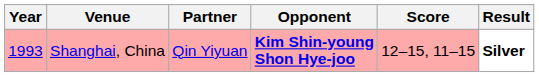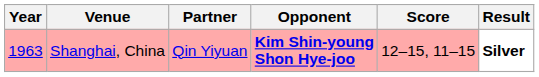(25, 50) 1993 -> (25, 50) 1963
